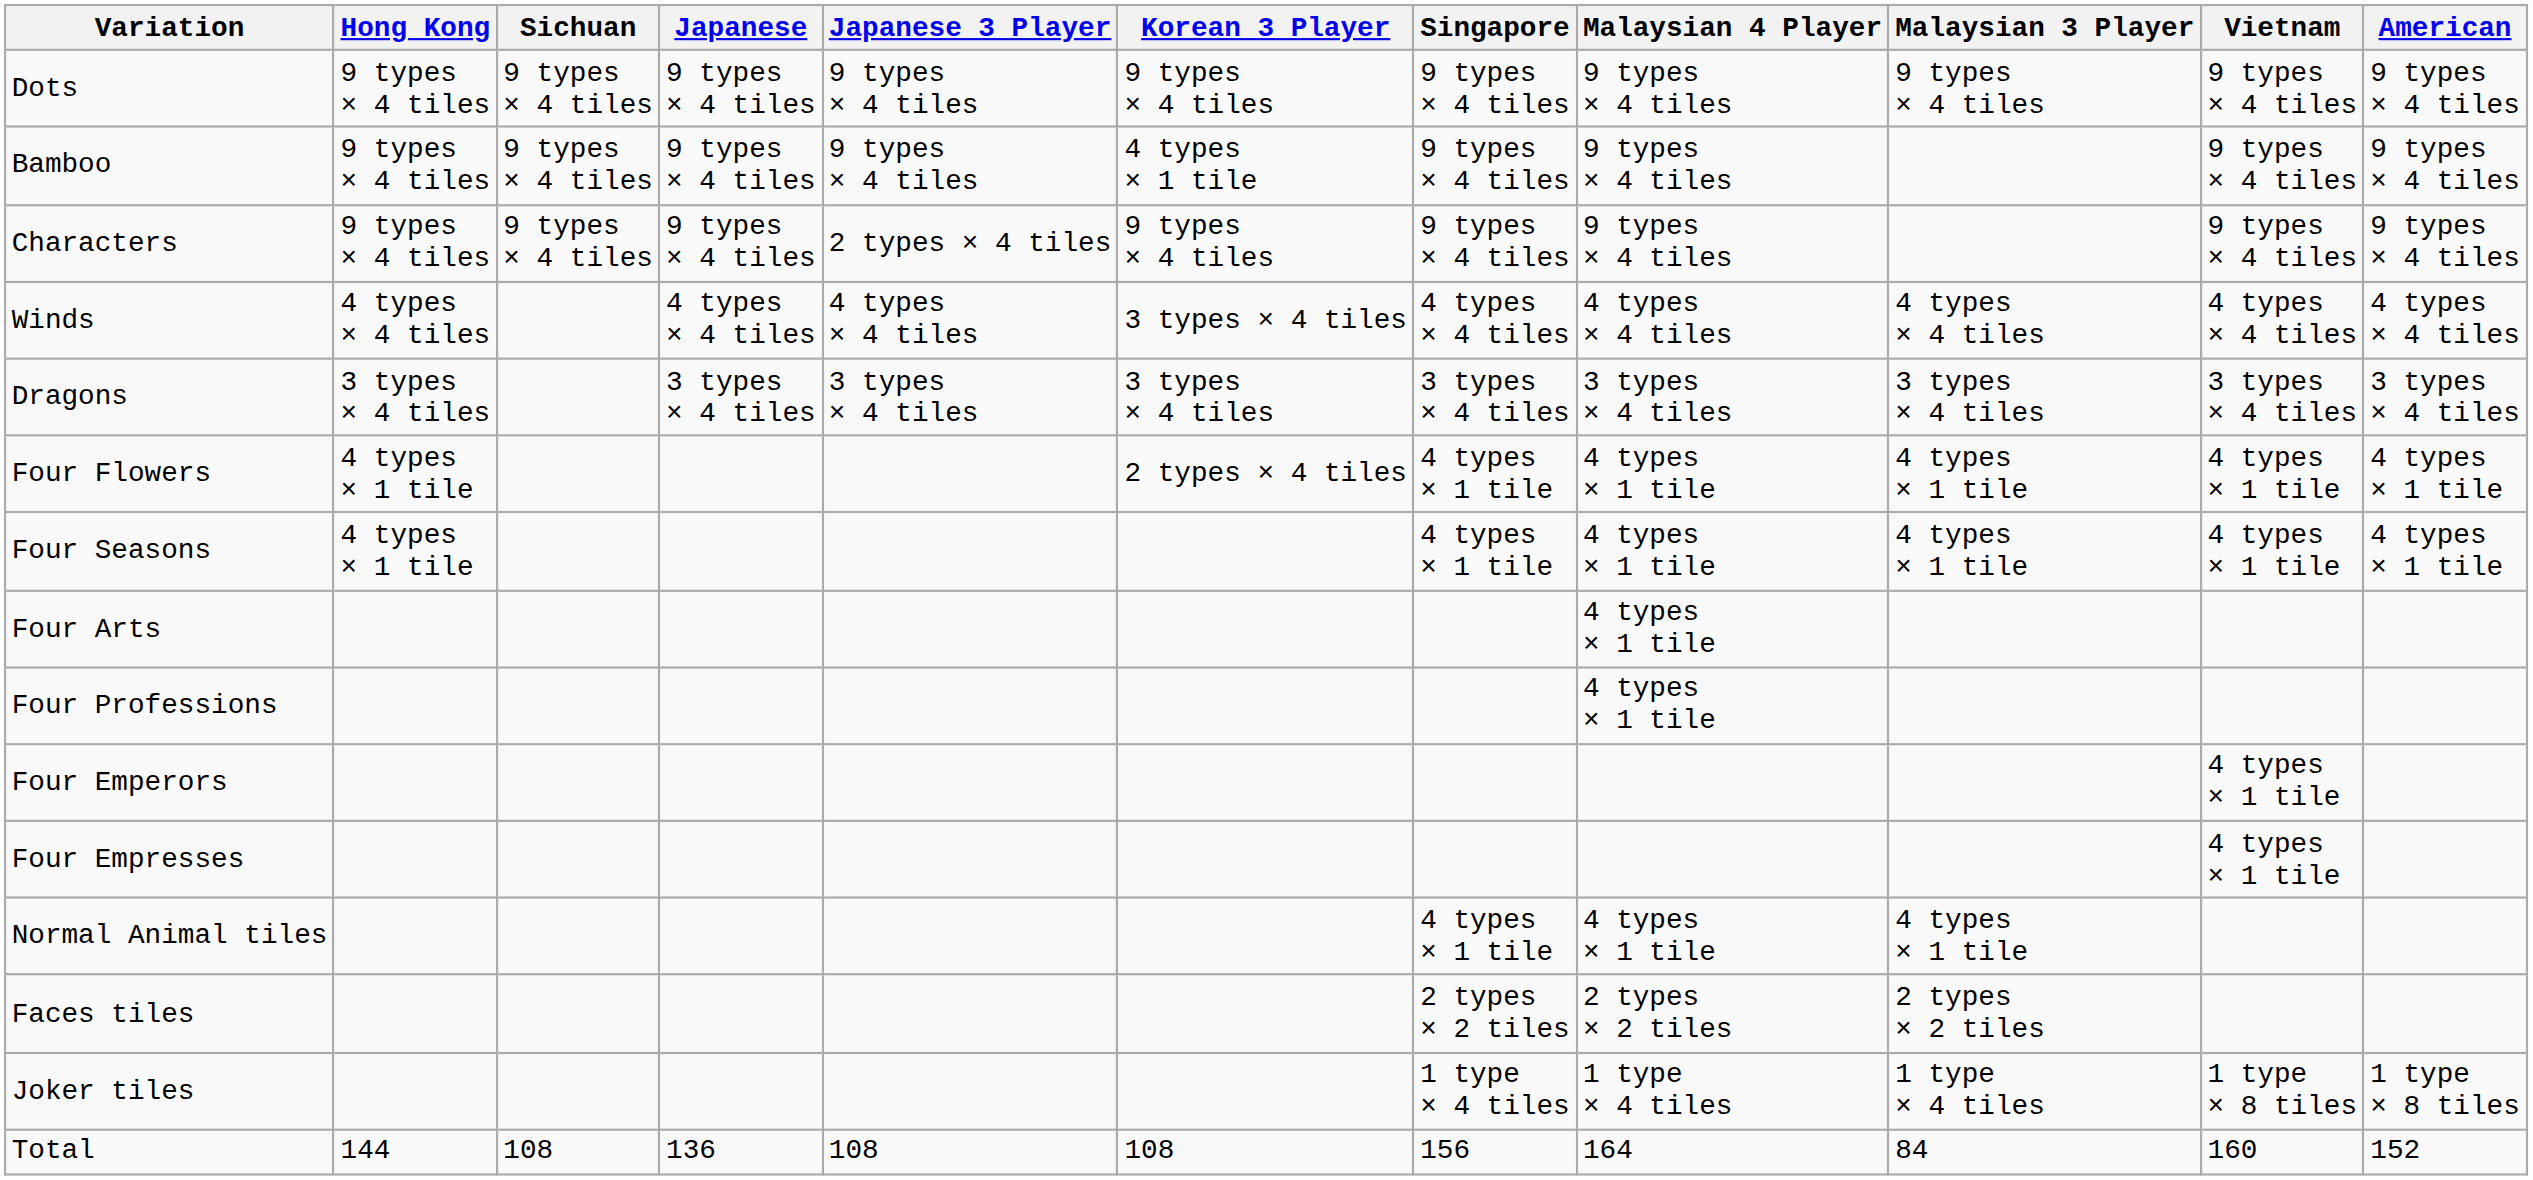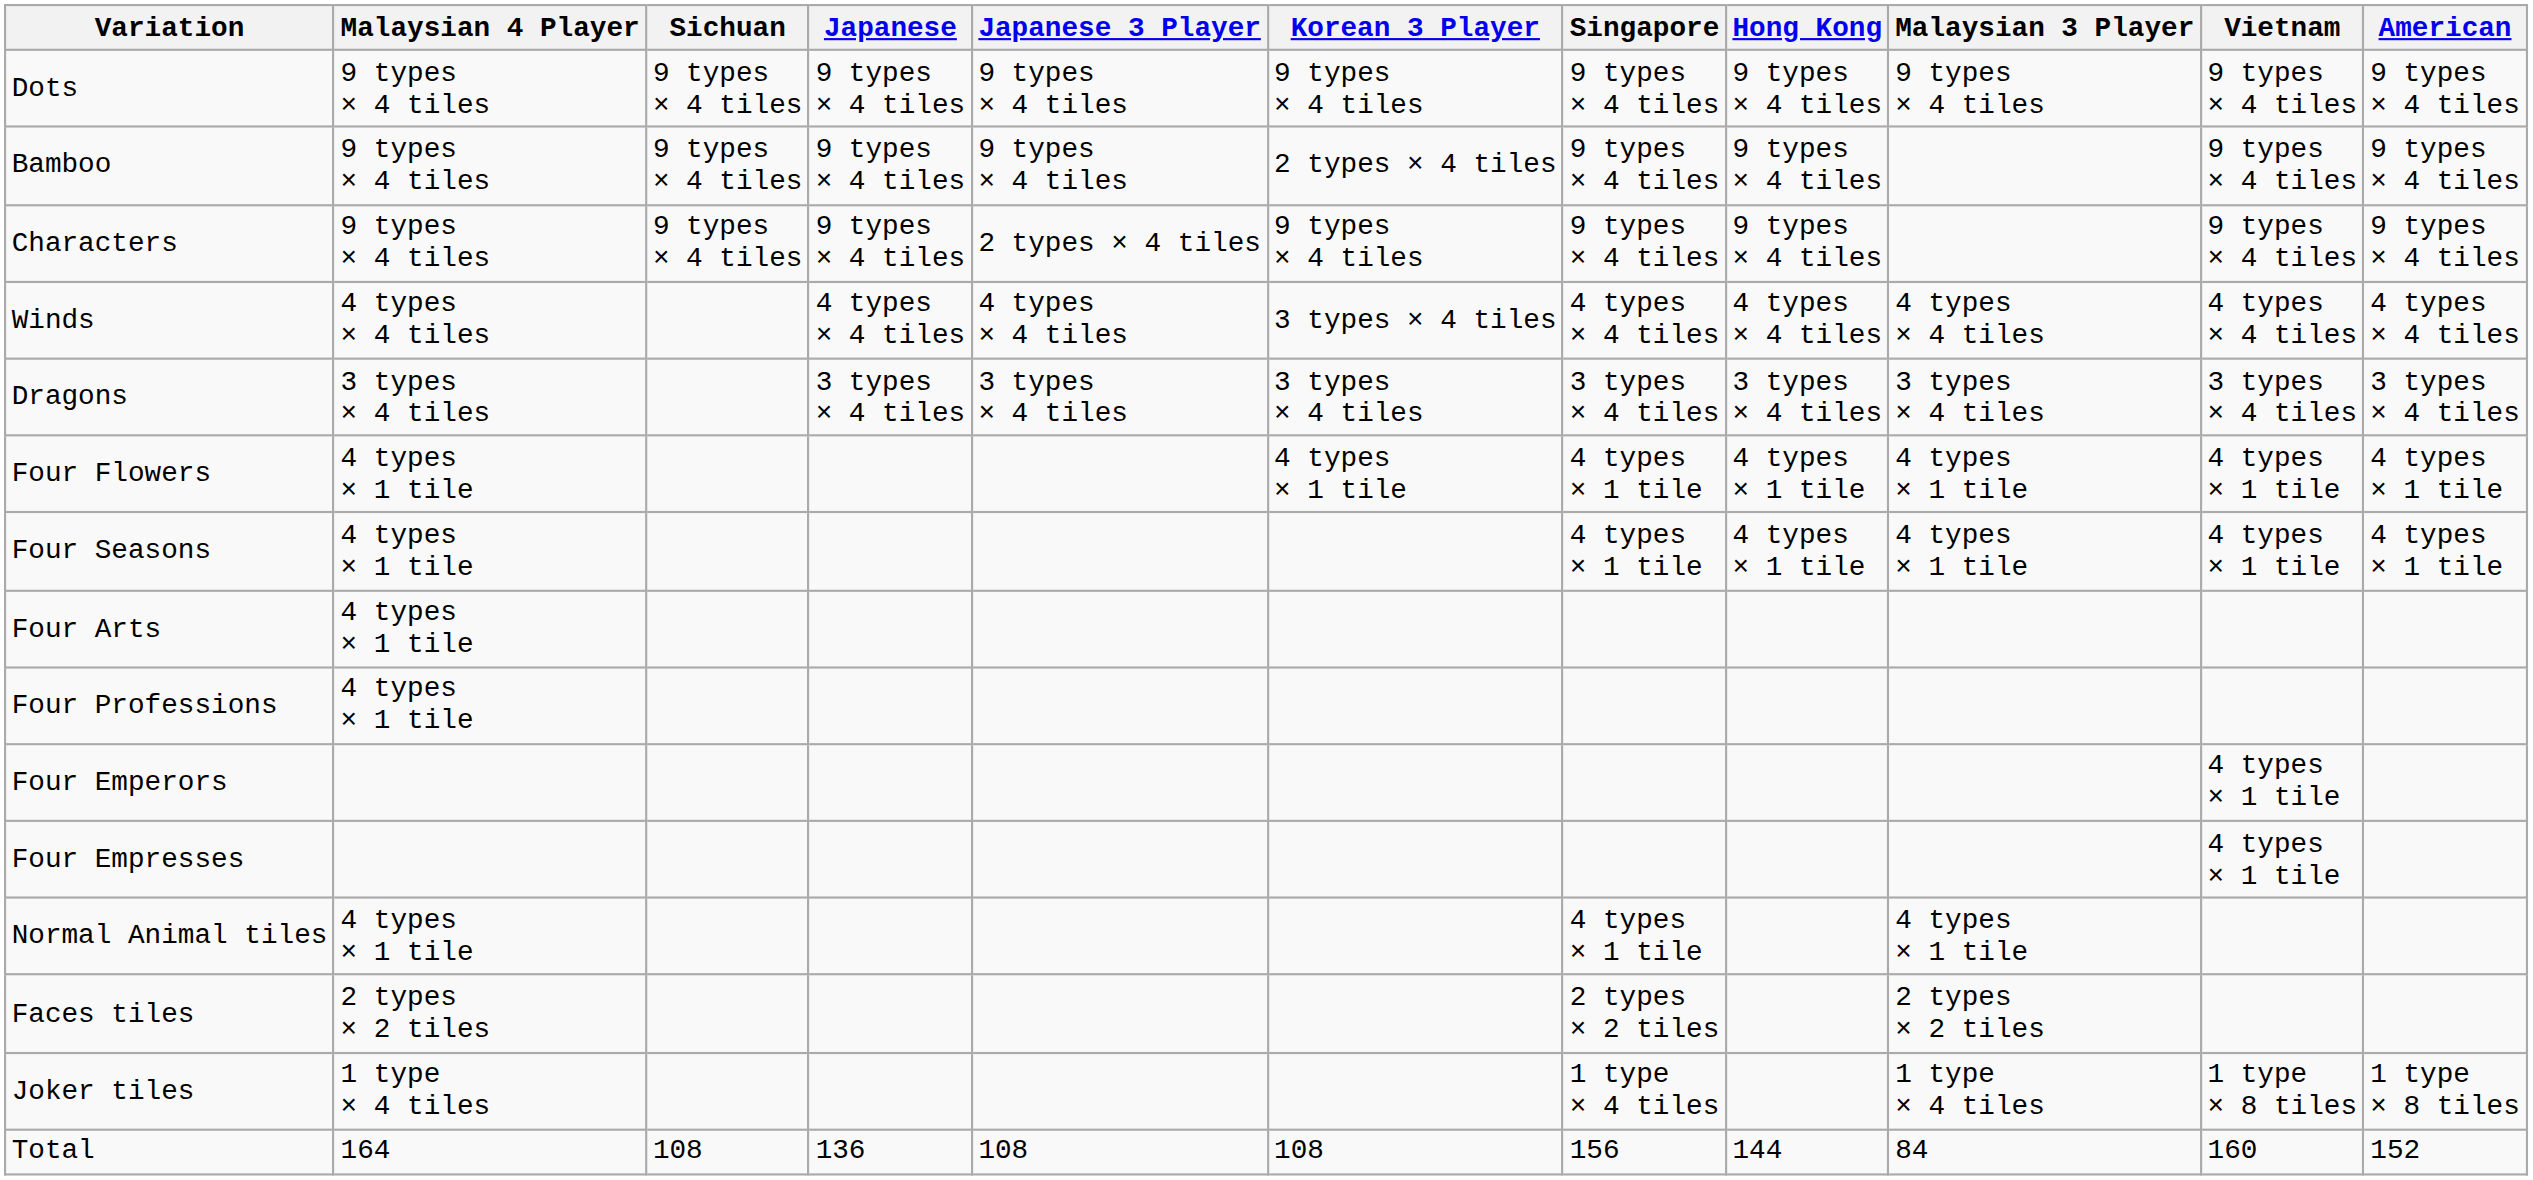columns swapped: (415, 28) <-> (1732, 28)
(1191, 166) 4 types × 1 tile -> (1415, 166) 2 types × 4 tiles
(1266, 474) 2 types × 4 tiles -> (1341, 474) 4 types × 1 tile
